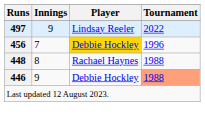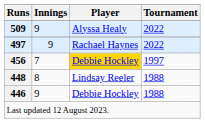+ row: (18, 28)
(103, 28) Lindsay Reeler -> (105, 45) Rachael Haynes
(154, 45) 1996 -> (154, 61) 1997
(105, 61) Rachael Haynes -> (103, 77) Lindsay Reeler
(154, 77) lightsalmon background -> (154, 93) no background
